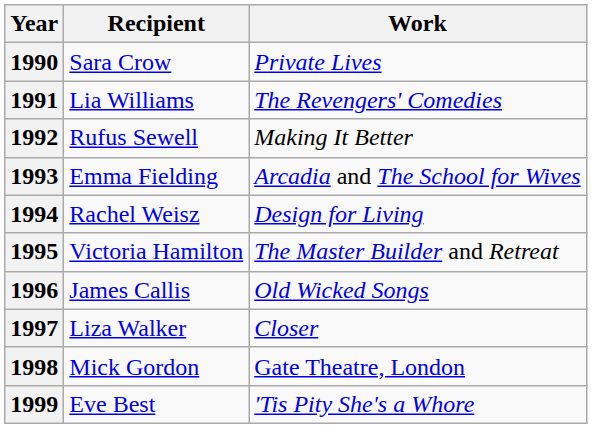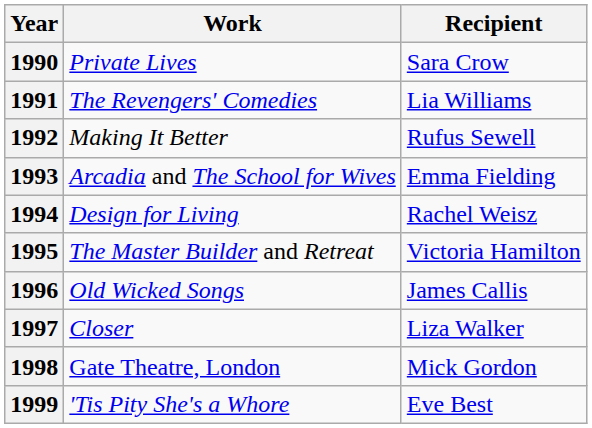columns swapped: (156, 23) <-> (417, 23)
